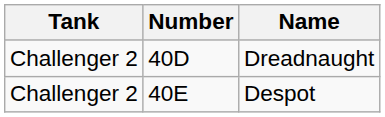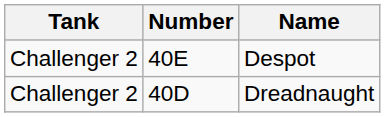rows swapped: (309, 58) <-> (280, 93)
